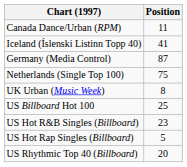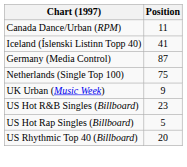(163, 91) 8 -> (163, 91) 9
- row: (50, 106)
